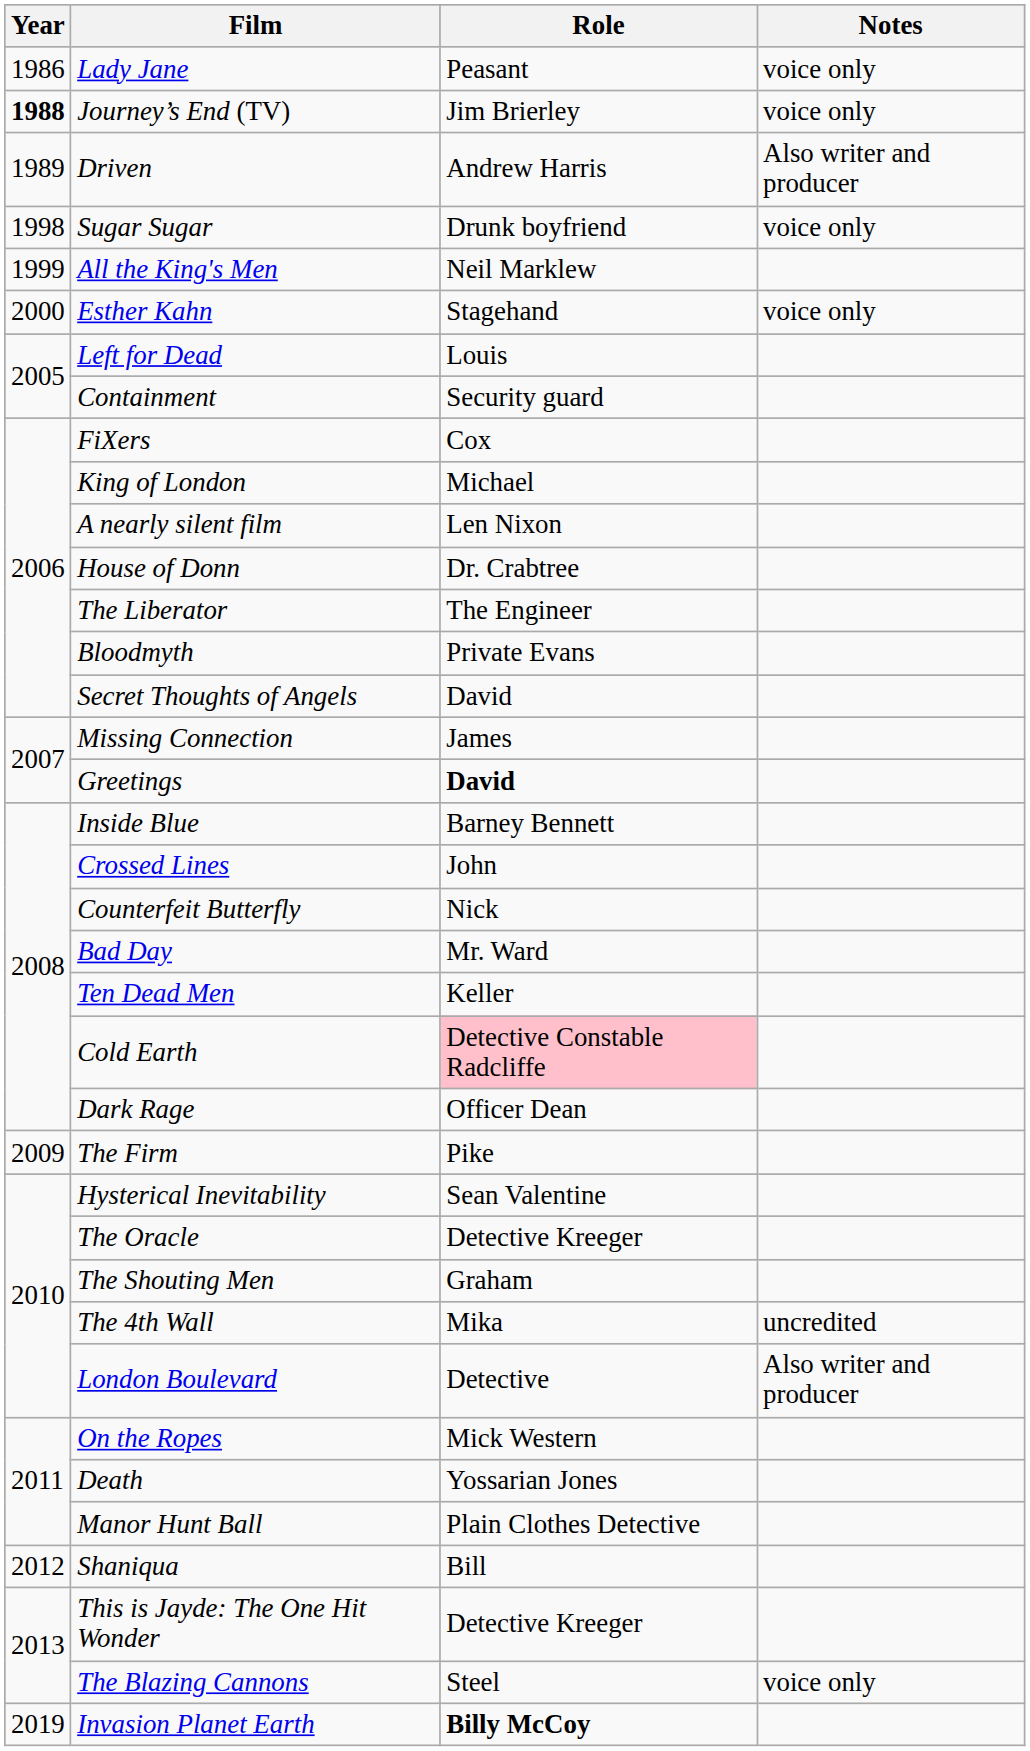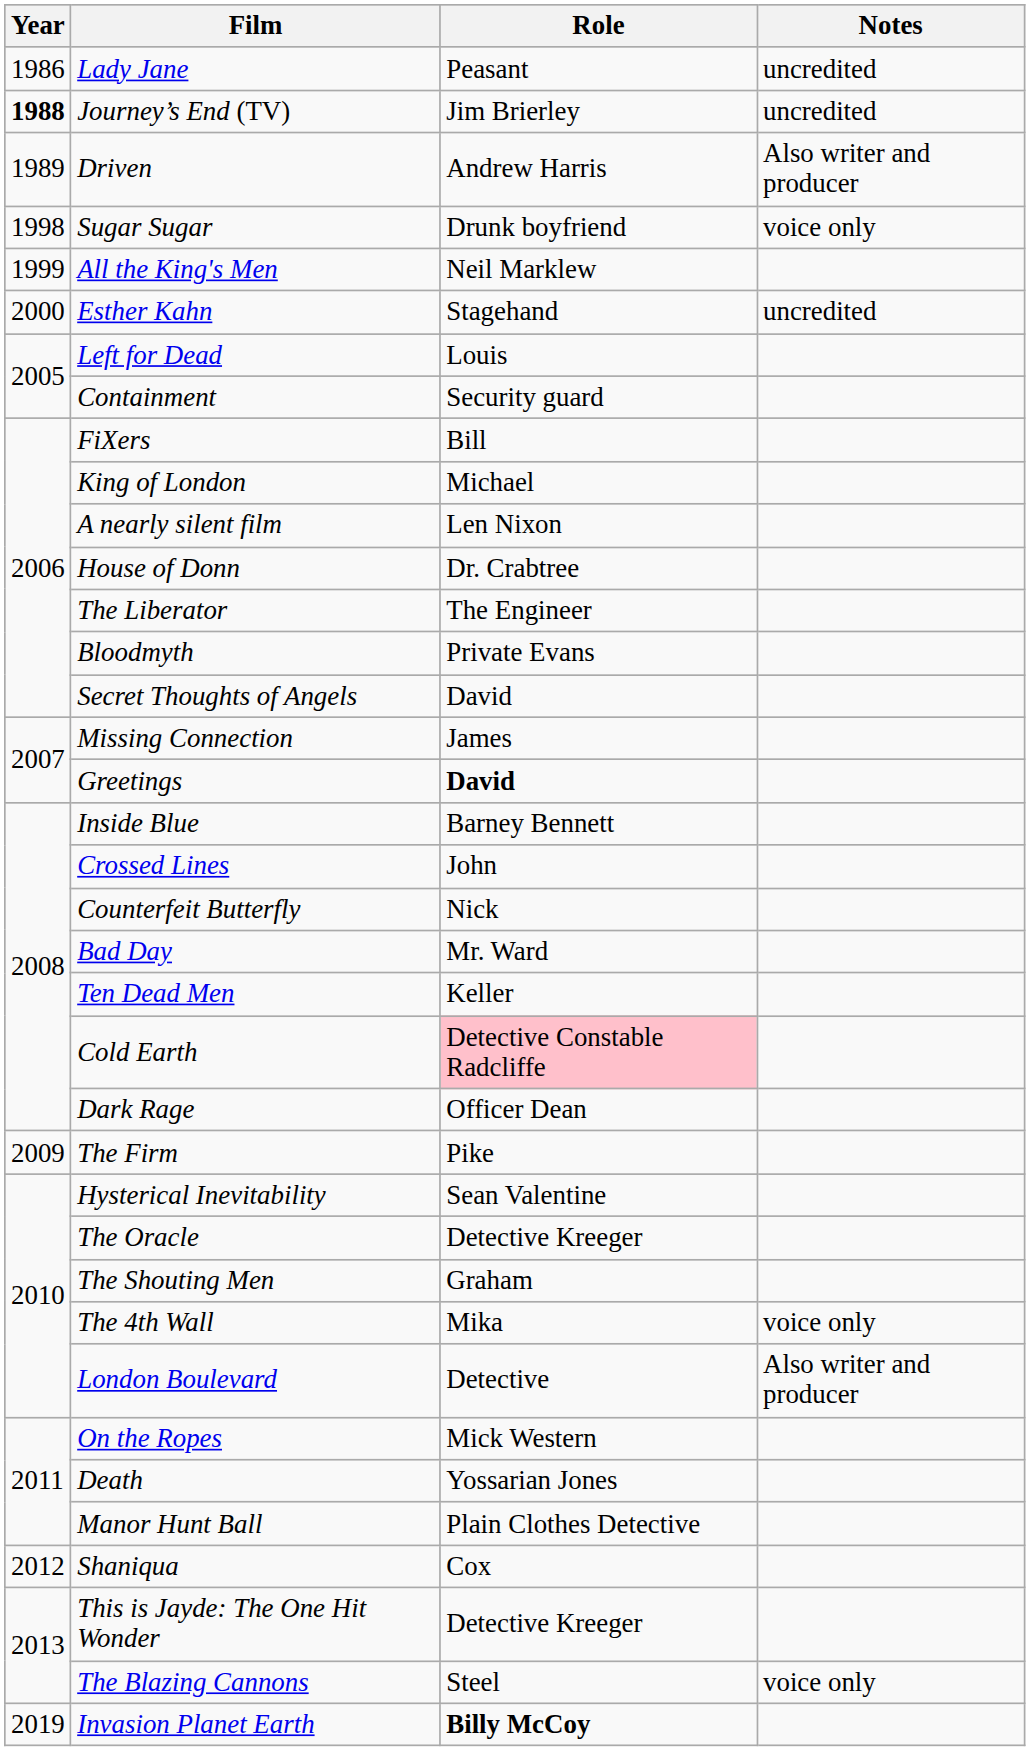(819, 68) voice only -> (820, 68) uncredited
(819, 111) voice only -> (820, 111) uncredited
(819, 311) voice only -> (820, 311) uncredited
(469, 439) Cox -> (466, 439) Bill
(820, 1322) uncredited -> (819, 1322) voice only
(466, 1565) Bill -> (469, 1565) Cox
